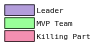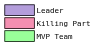rows swapped: (64, 36) <-> (55, 23)
